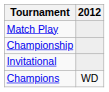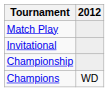rows swapped: (40, 45) <-> (32, 62)
